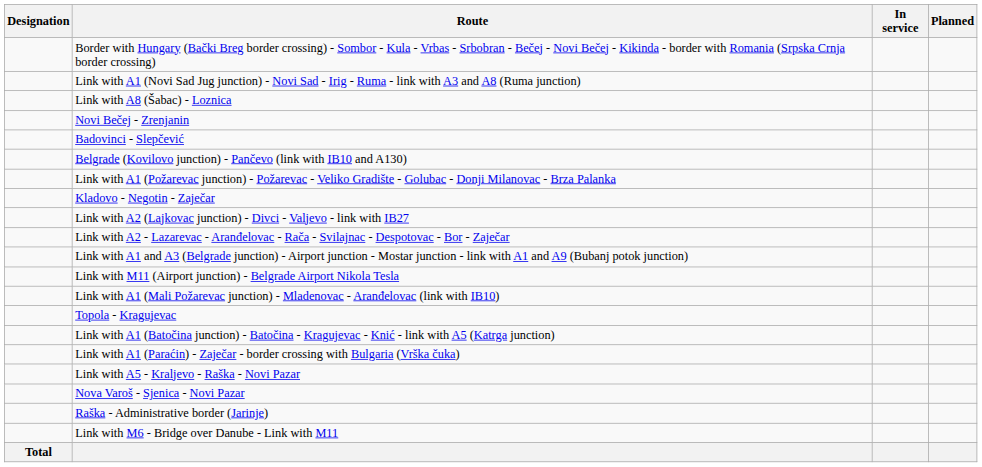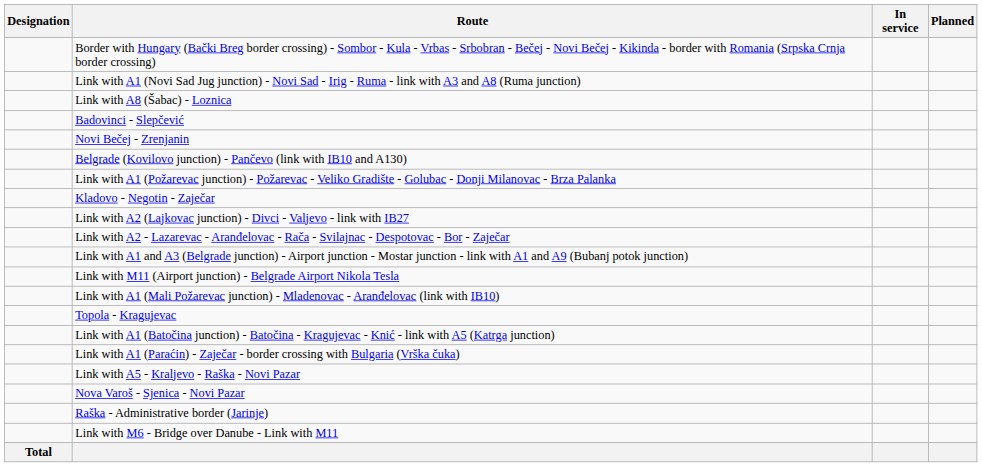rows swapped: (130, 139) <-> (132, 120)
